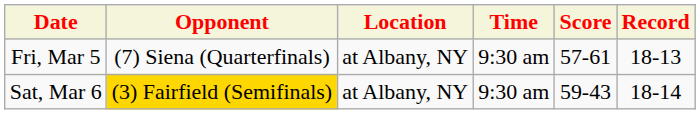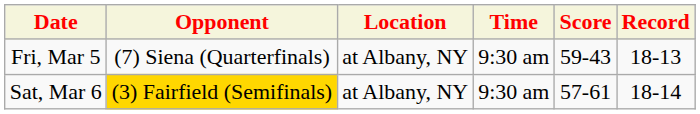(585, 56) 57-61 -> (585, 56) 59-43
(585, 91) 59-43 -> (585, 91) 57-61
